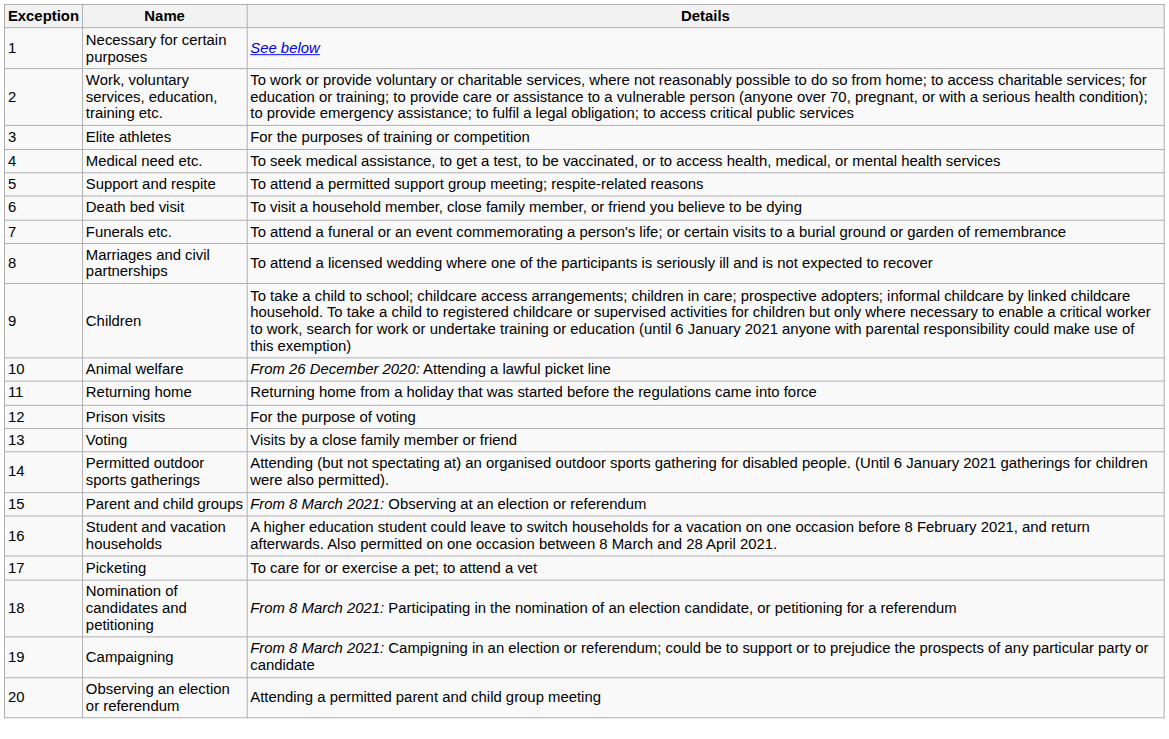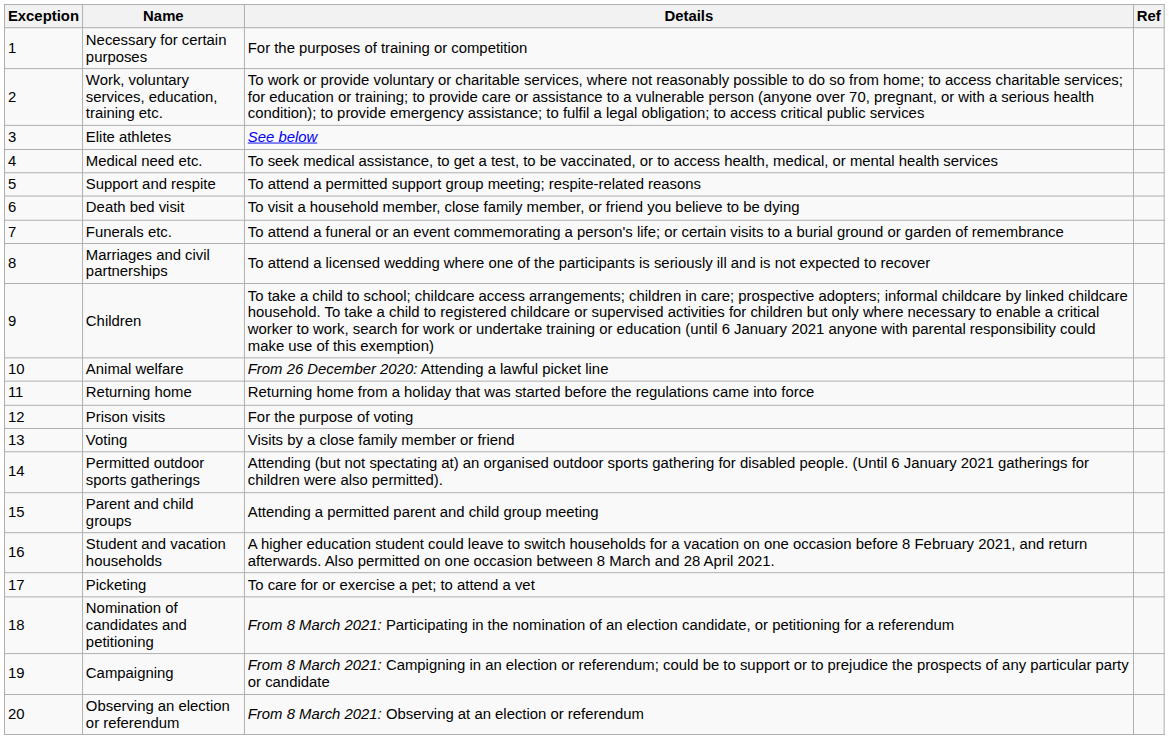+ column: (1149, 16)
(285, 48) See below -> (388, 48) For the purposes of training or competition
(390, 137) For the purposes of training or competition -> (283, 137) See below
(448, 504) From 8 March 2021: Observing at an election or referendum -> (423, 512) Attending a permitted parent and child group meeting
(426, 697) Attending a permitted parent and child group meeting -> (446, 714) From 8 March 2021: Observing at an election or referendum
